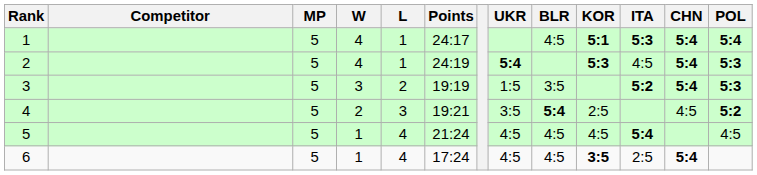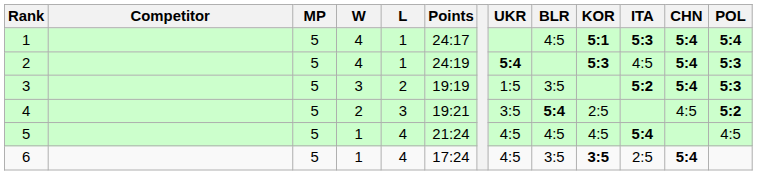(554, 157) 4:5 -> (554, 157) 3:5
